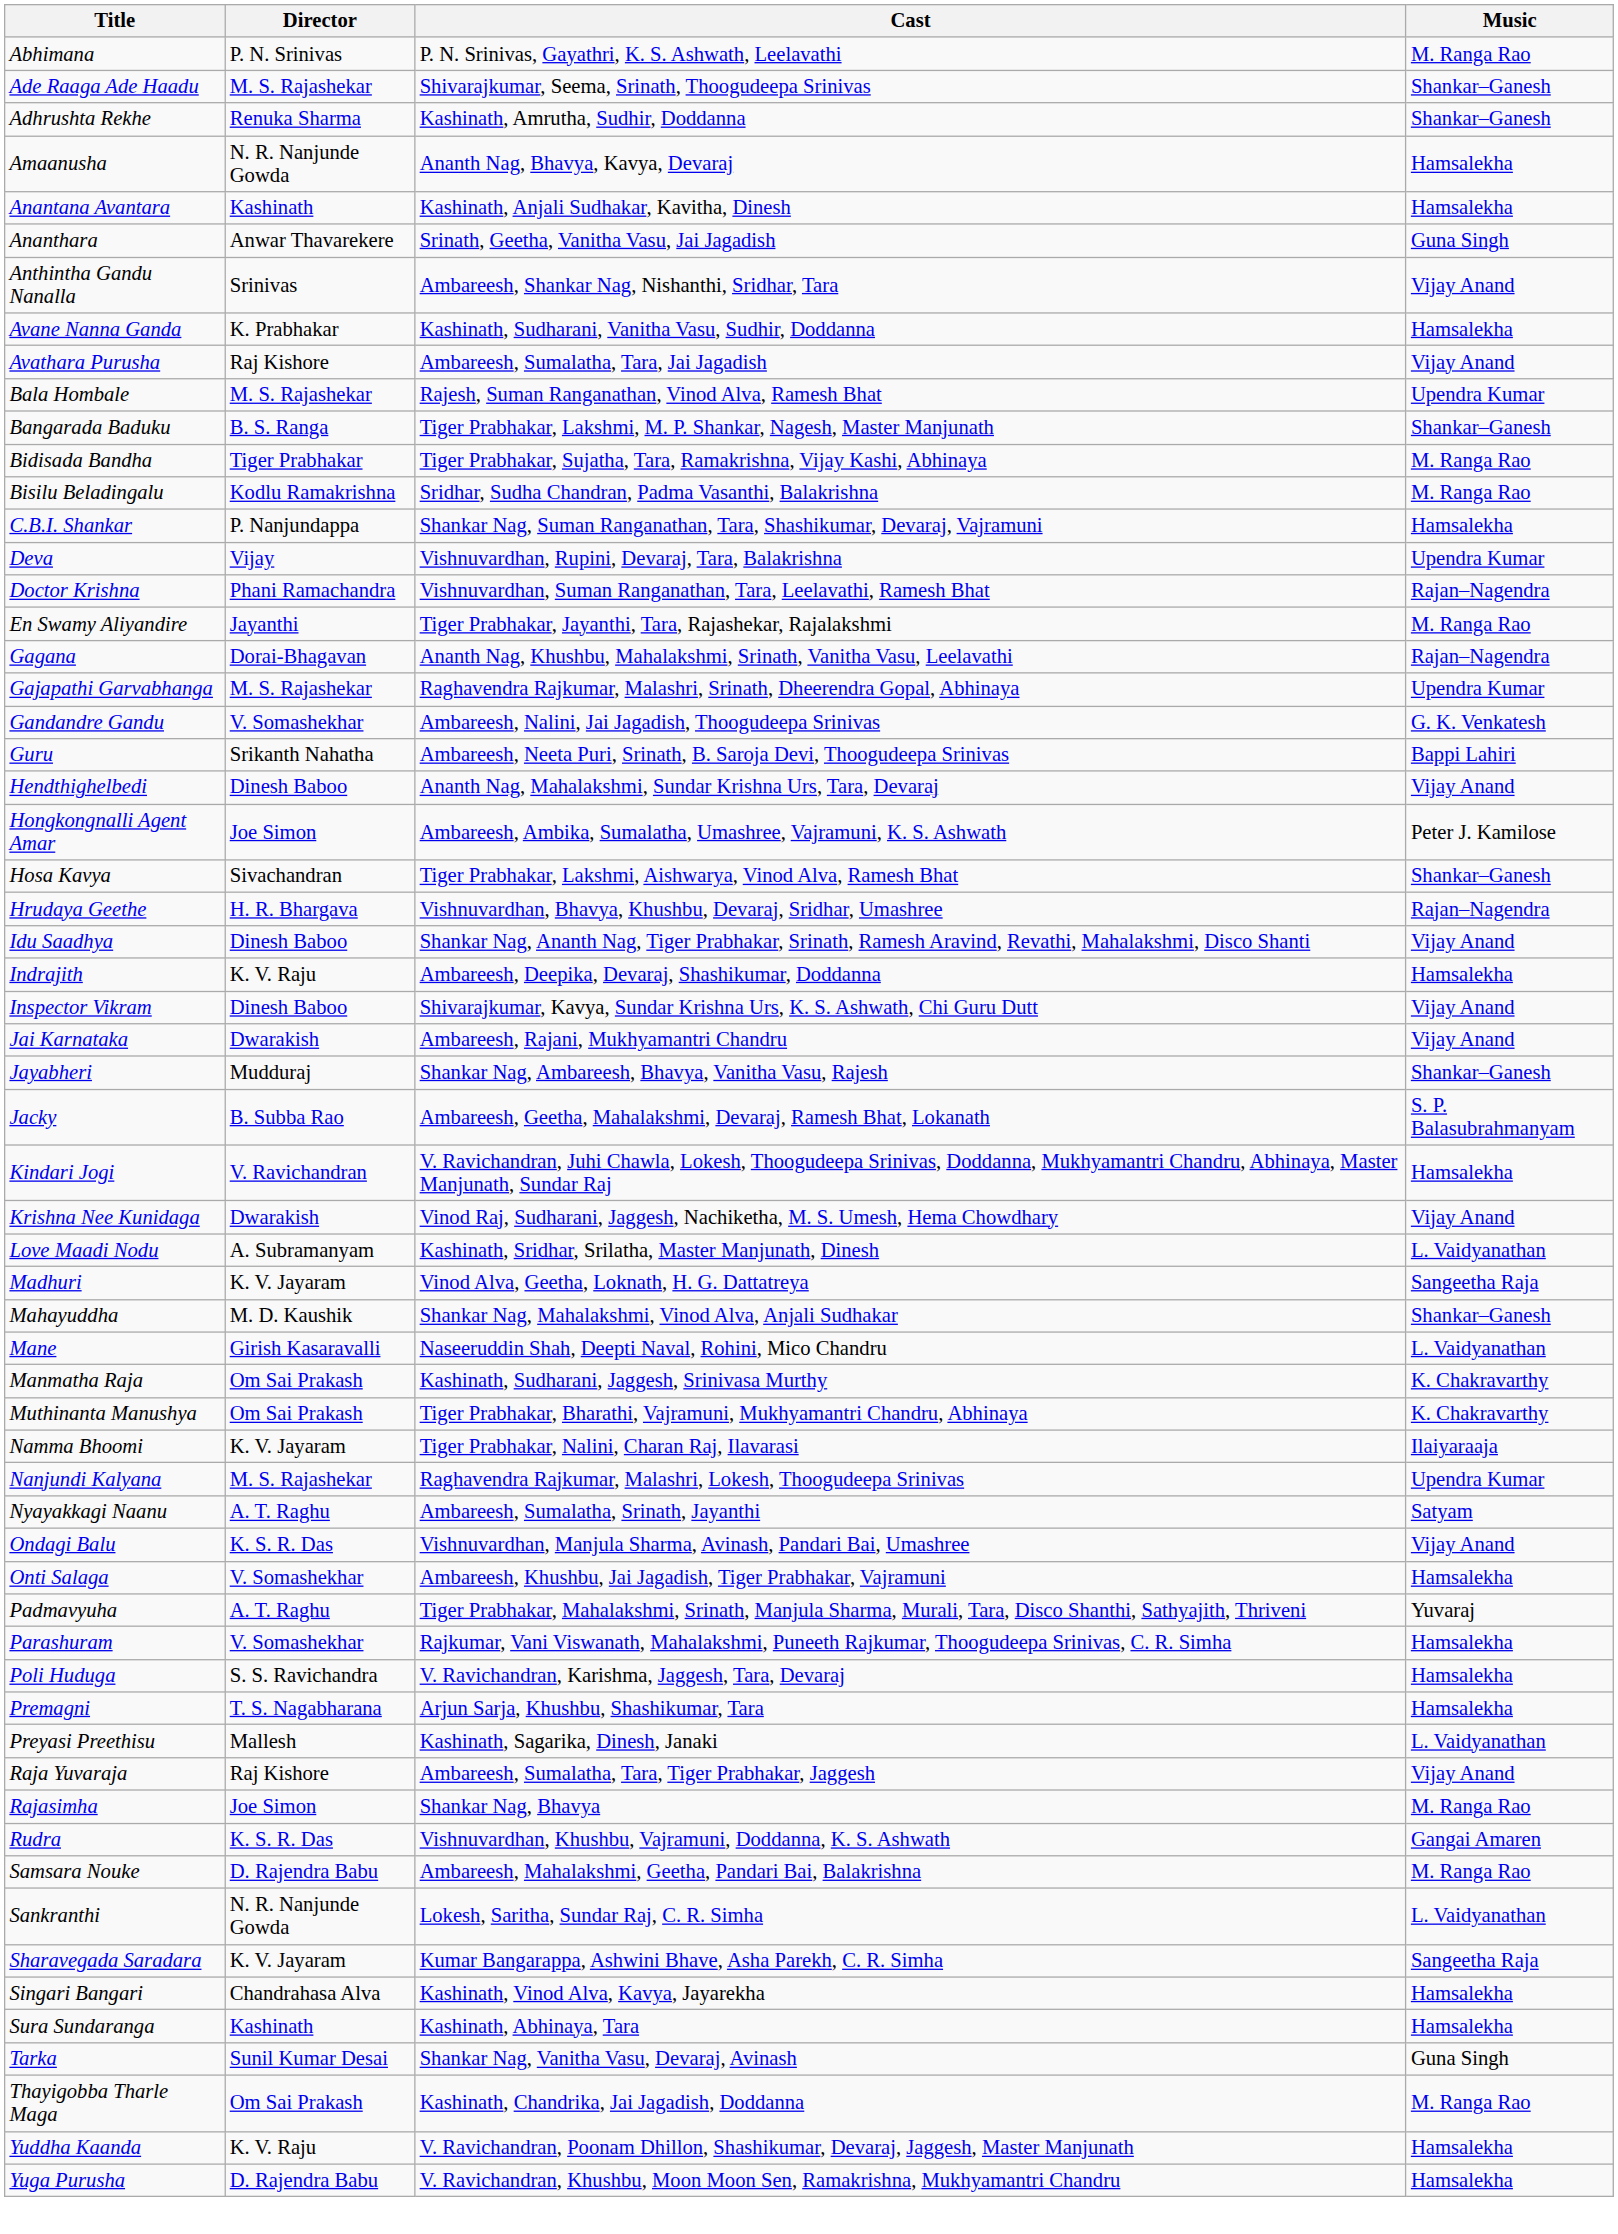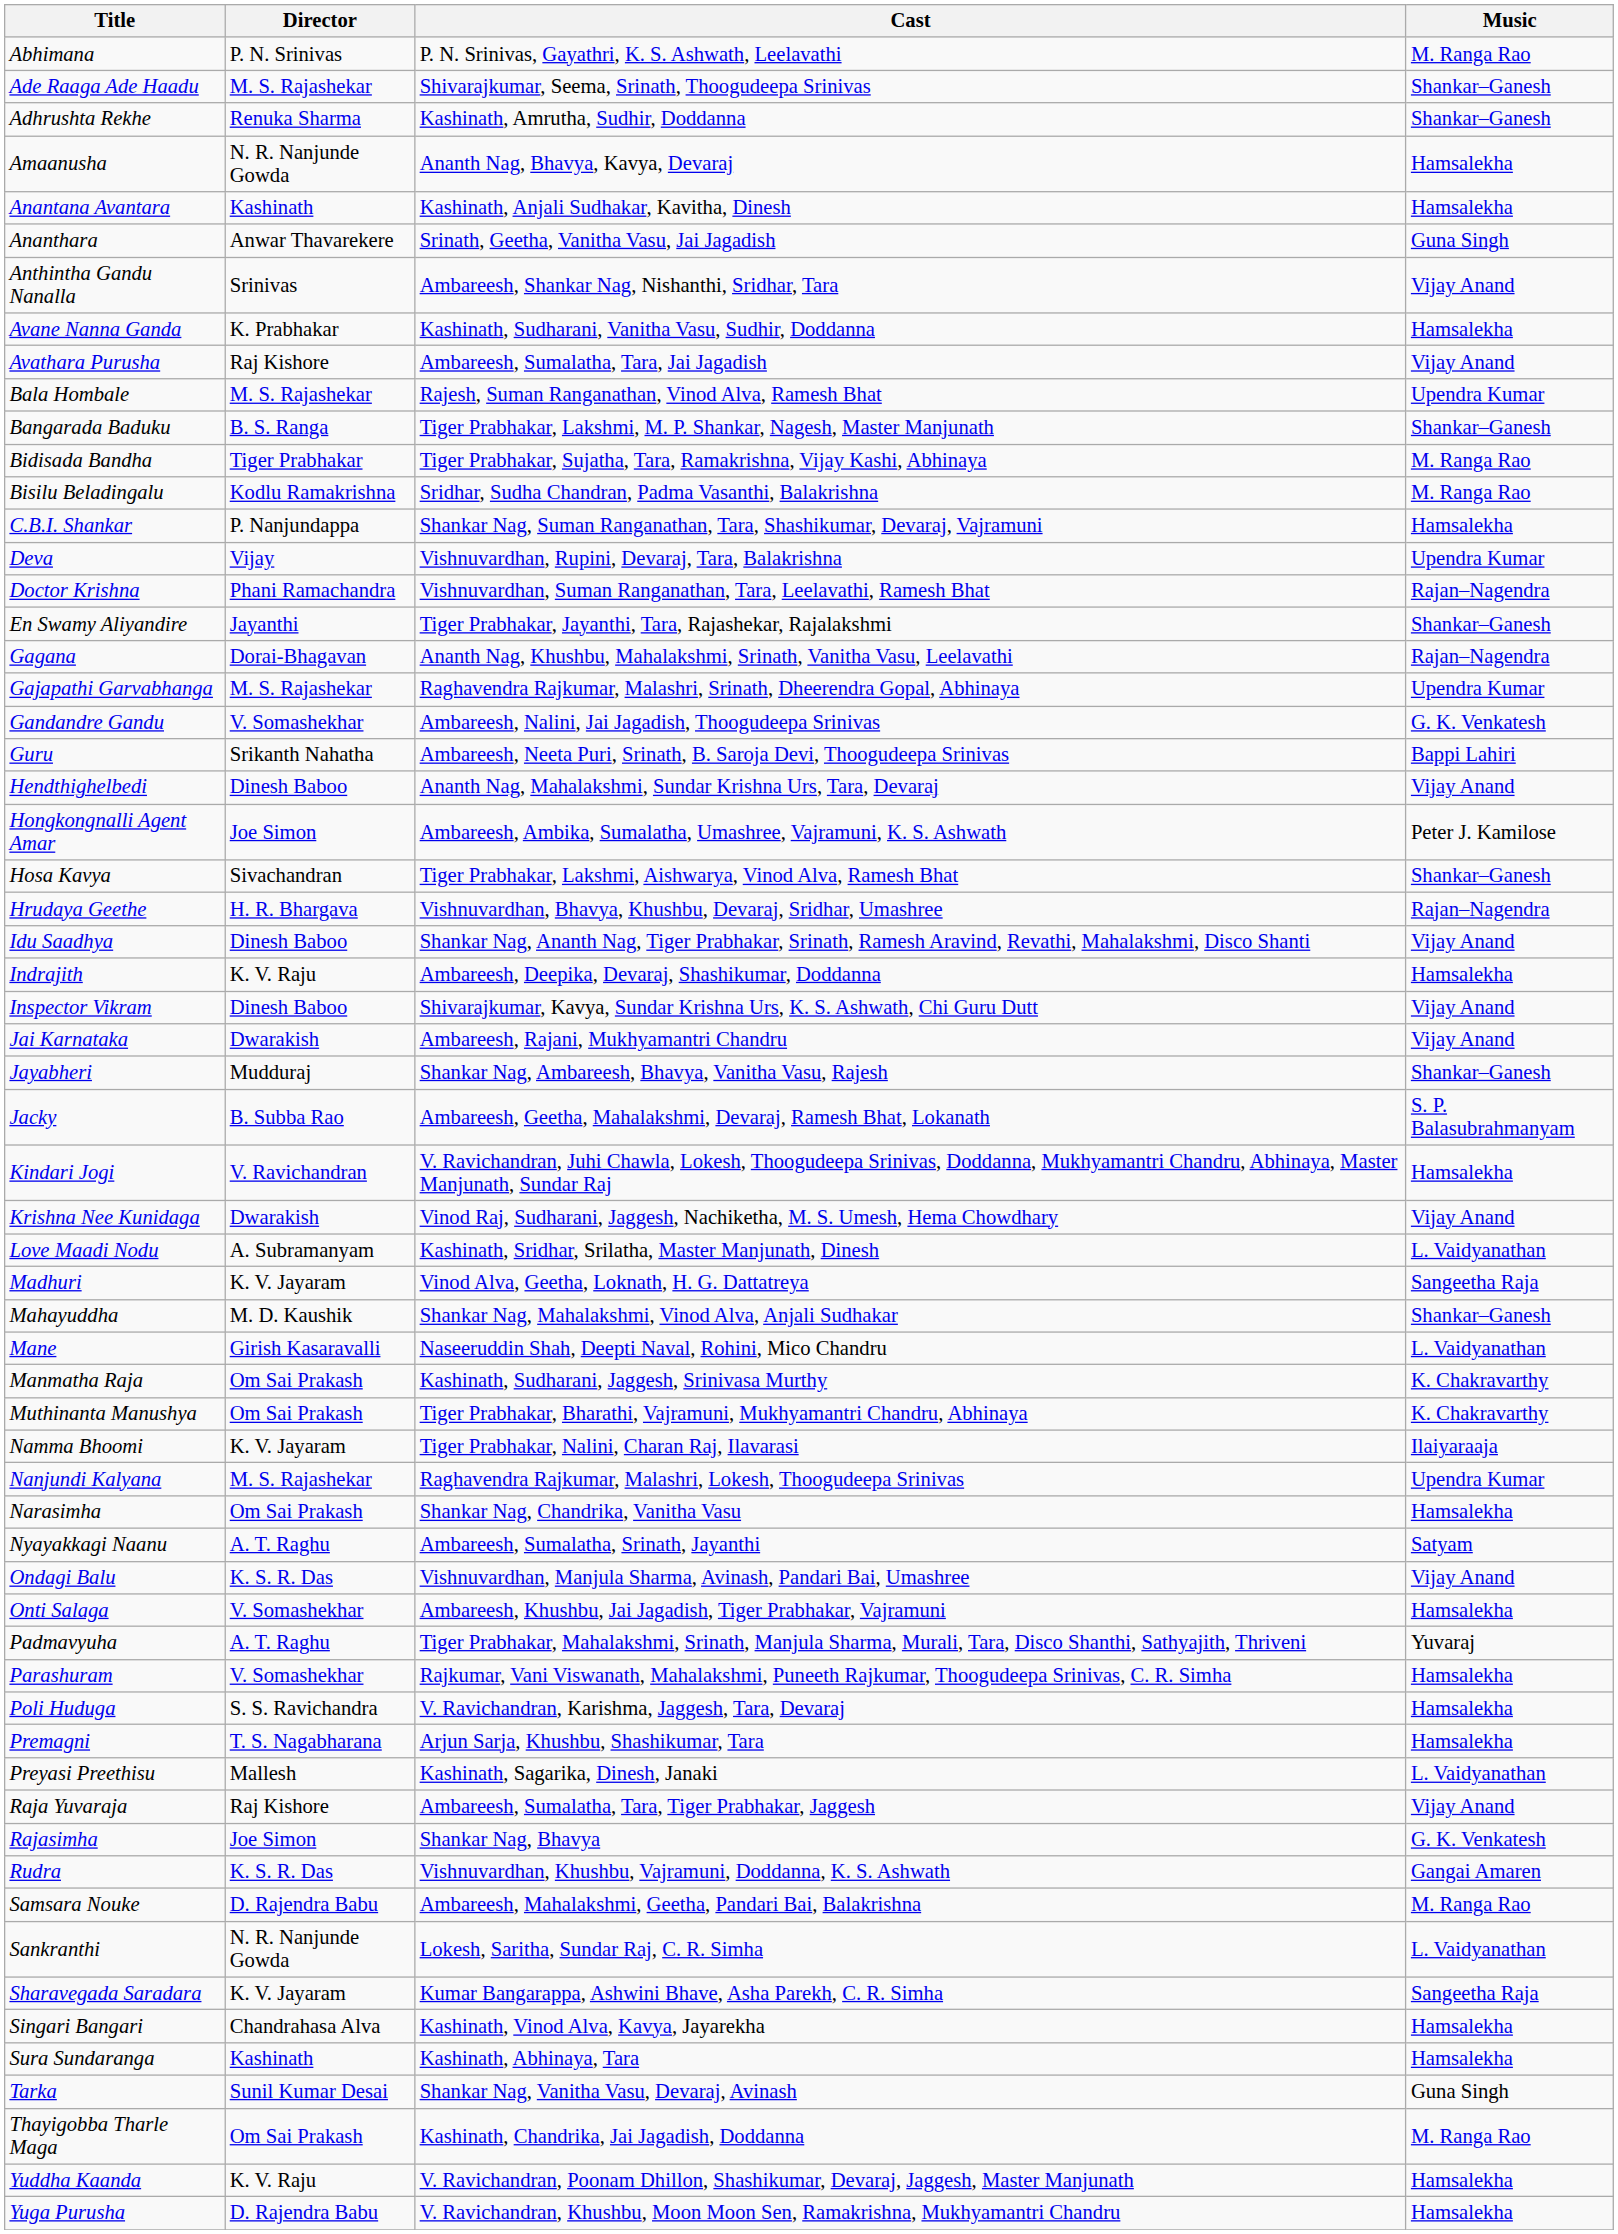(1471, 623) M. Ranga Rao -> (1481, 623) Shankar–Ganesh
+ row: (55, 1511)
(1471, 1806) M. Ranga Rao -> (1478, 1839) G. K. Venkatesh
